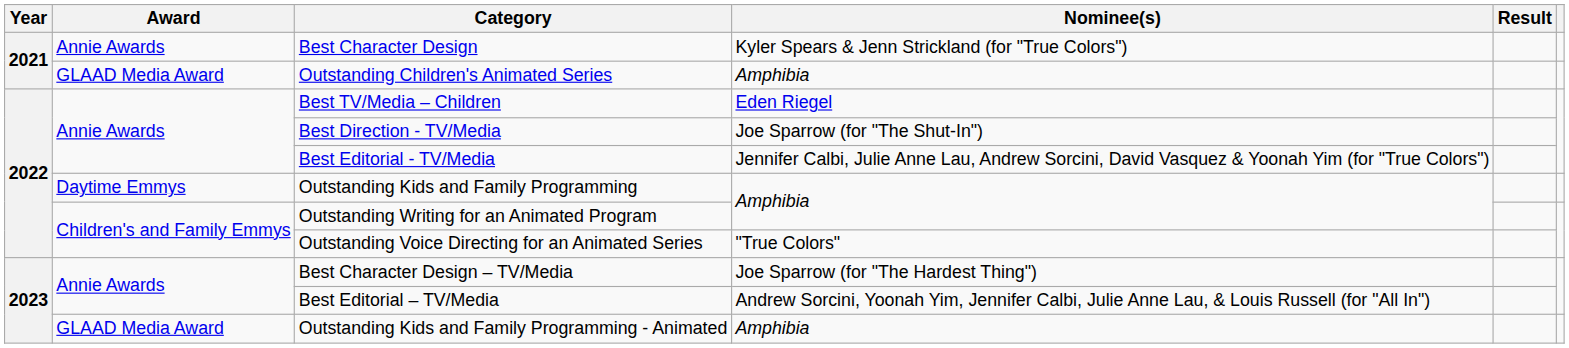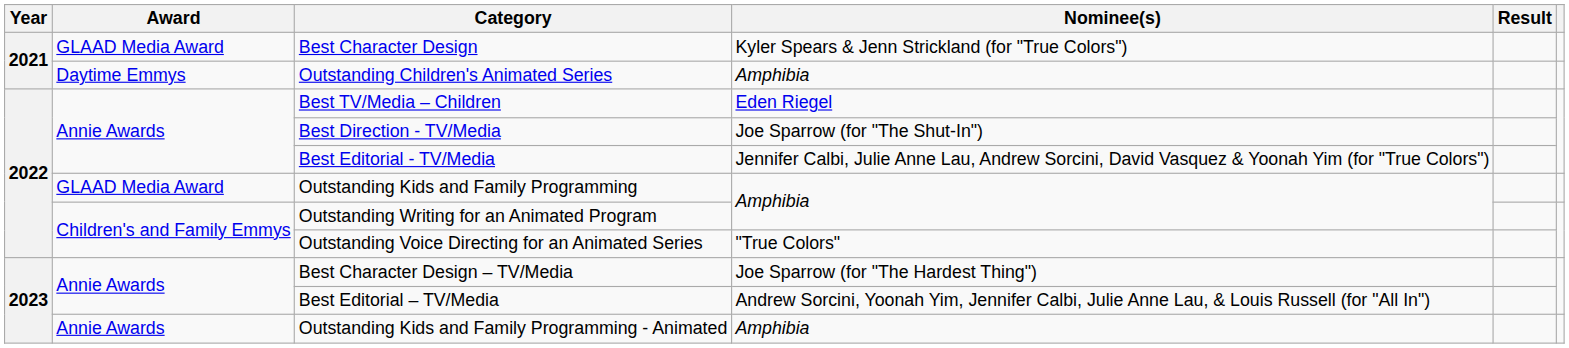(110, 46) Annie Awards -> (140, 46) GLAAD Media Award
(140, 74) GLAAD Media Award -> (121, 74) Daytime Emmys
(121, 187) Daytime Emmys -> (140, 187) GLAAD Media Award
(140, 328) GLAAD Media Award -> (110, 328) Annie Awards
